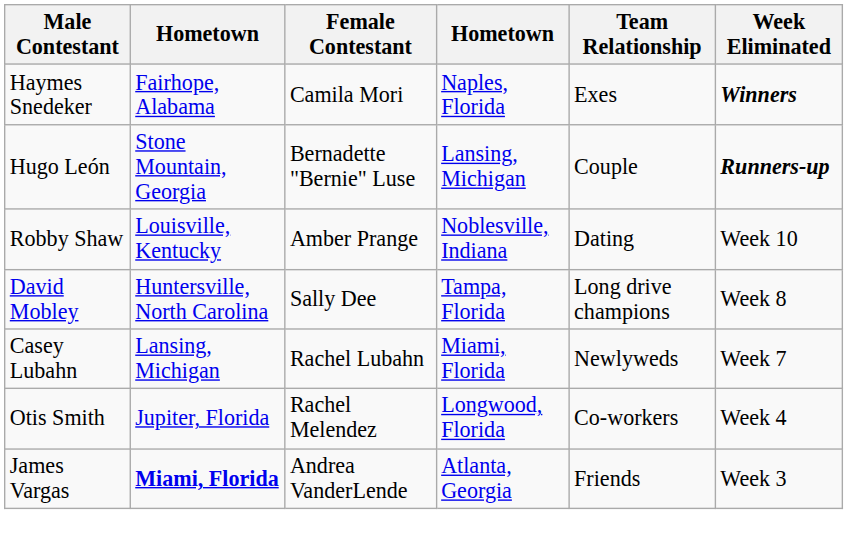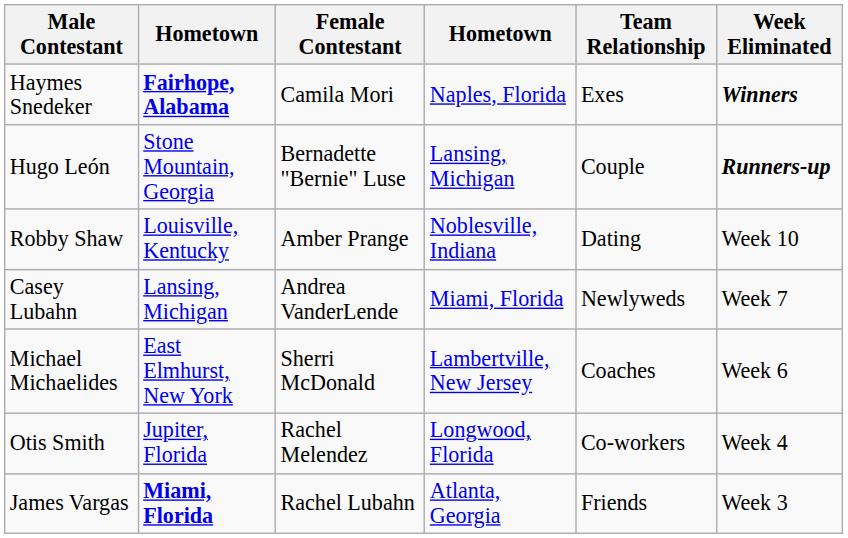(177, 94) normal -> (189, 94) bold
- row: (44, 298)
(357, 358) Rachel Lubahn -> (339, 298) Andrea VanderLende
+ row: (64, 370)
(349, 478) Andrea VanderLende -> (348, 503) Rachel Lubahn
